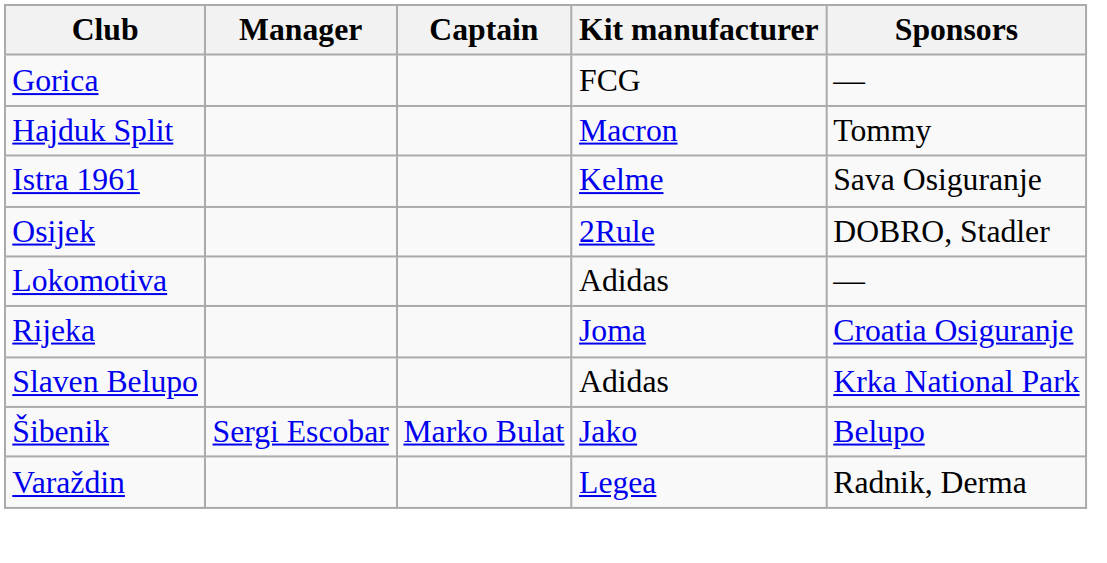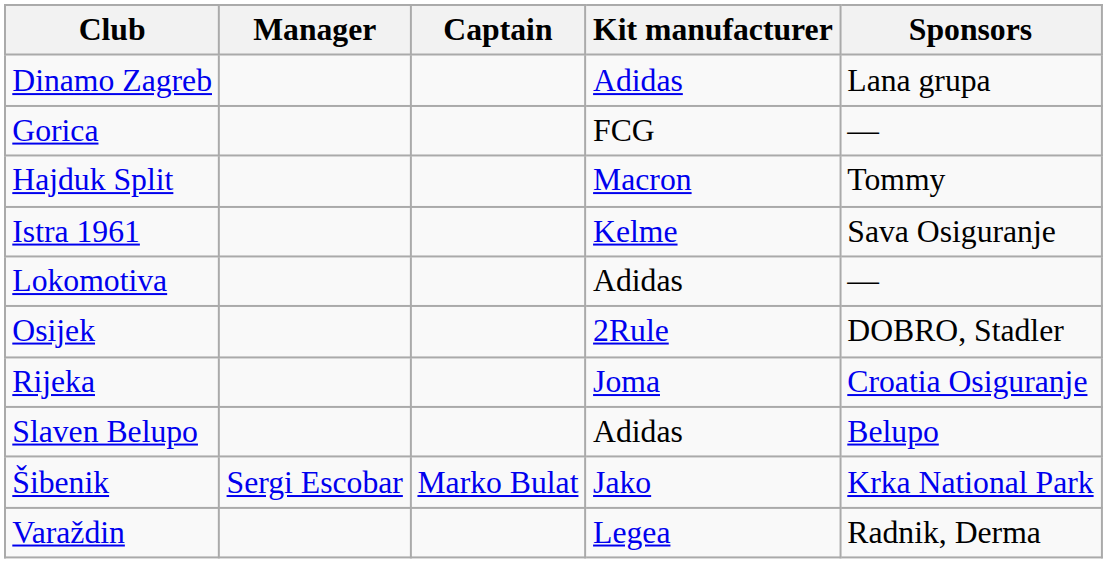+ row: (112, 79)
rows swapped: (90, 280) <-> (54, 230)
(956, 381) Krka National Park -> (893, 431) Belupo
(879, 431) Belupo -> (970, 481) Krka National Park
